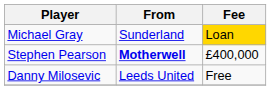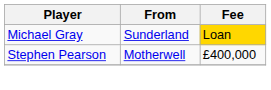(152, 55) bold -> (154, 55) normal
- row: (54, 75)
